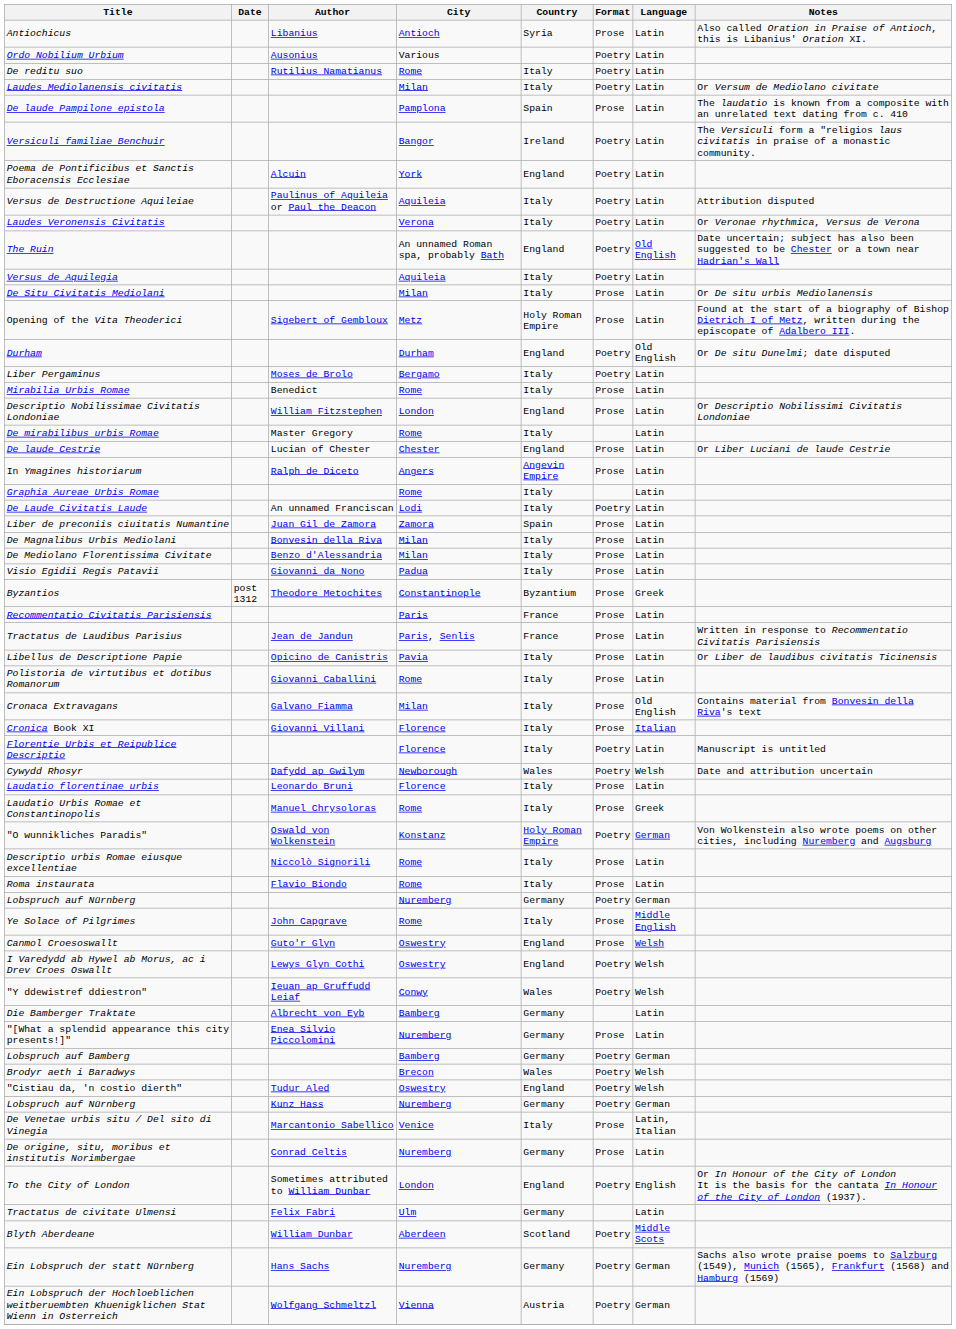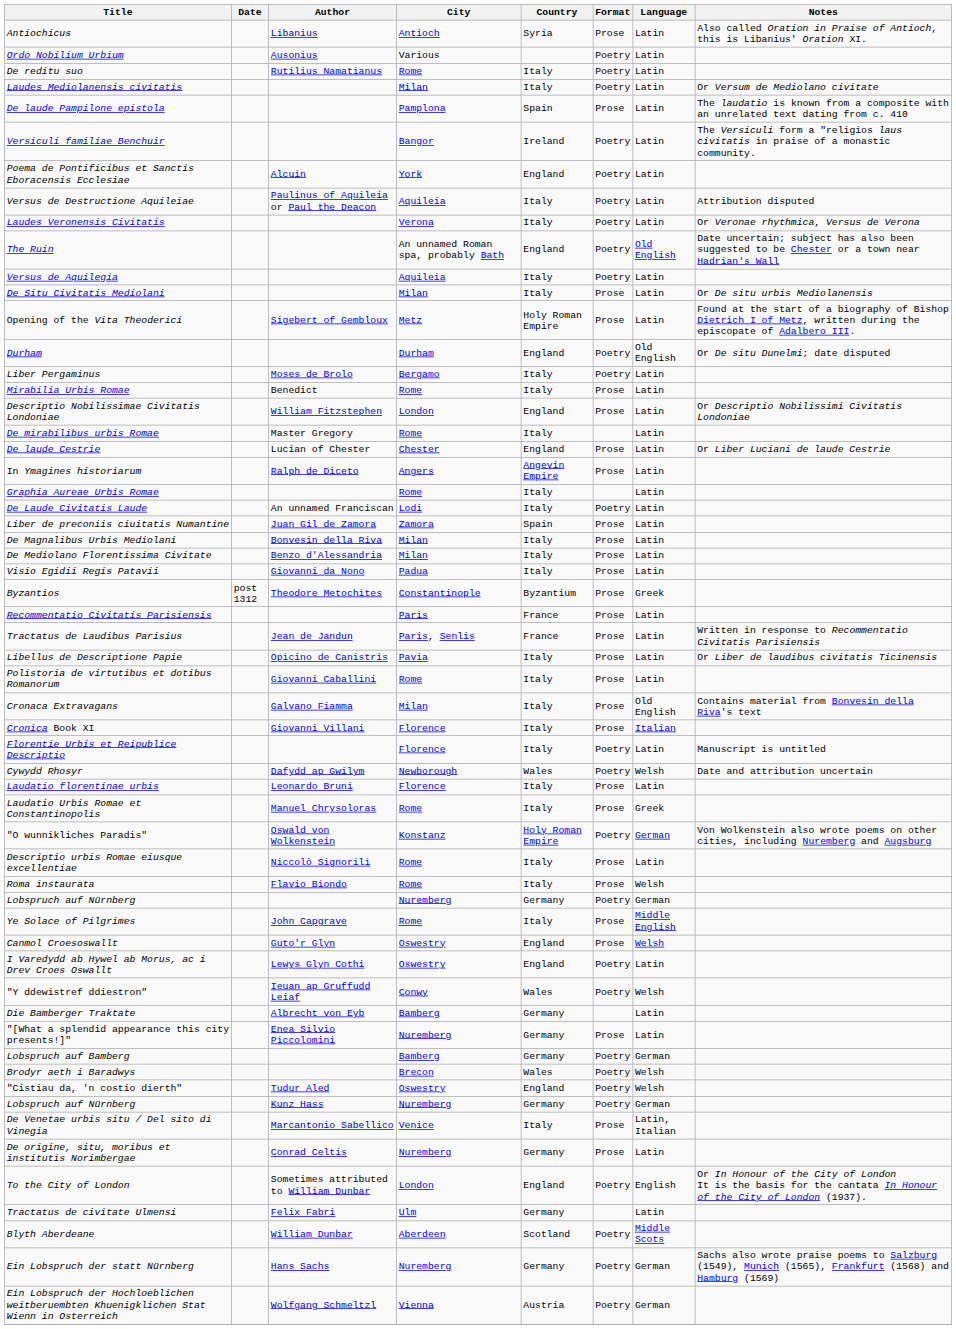(650, 884) Latin -> (650, 884) Welsh
(650, 965) Welsh -> (650, 965) Latin
